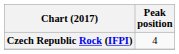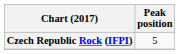(155, 40) 4 -> (155, 40) 5
